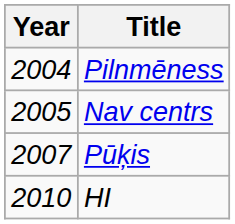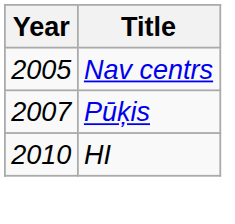- row: (154, 69)
